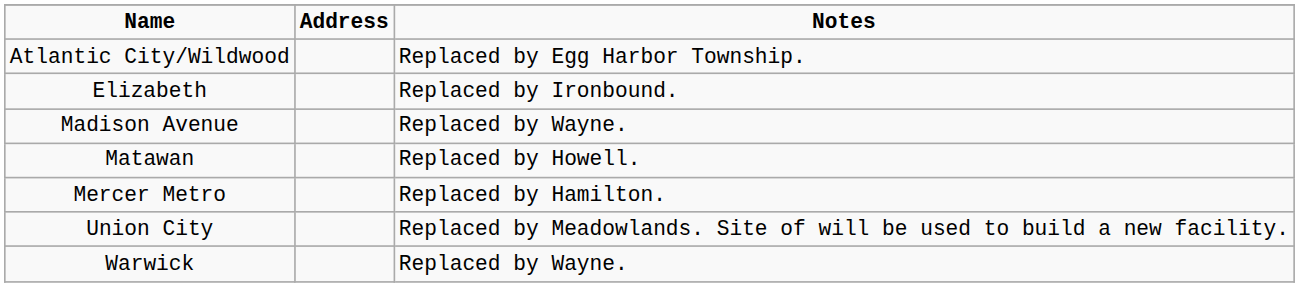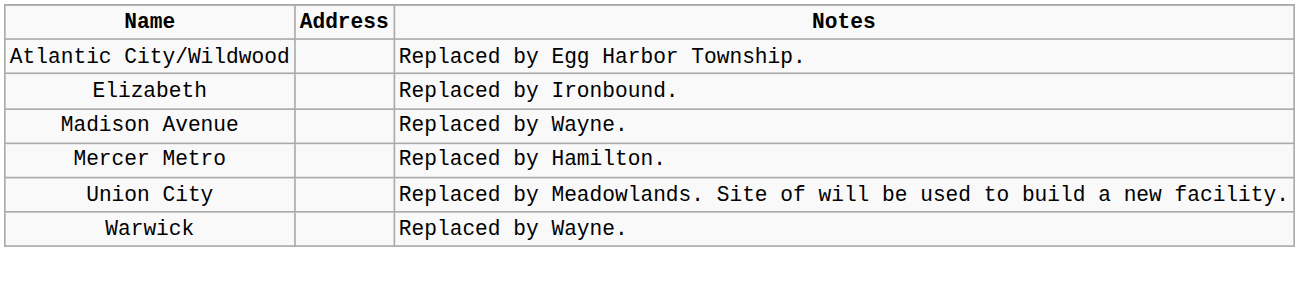- row: (150, 160)
